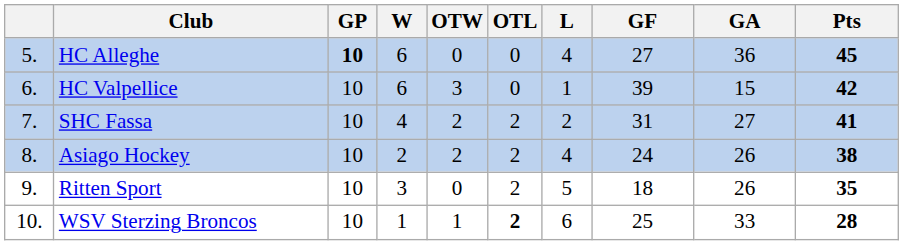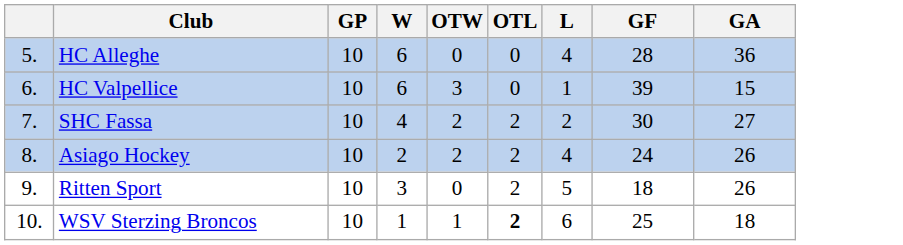- column: (847, 21)
(352, 54) bold -> (352, 54) normal
(643, 54) 27 -> (643, 54) 28
(643, 121) 31 -> (643, 121) 30
(745, 222) 33 -> (745, 222) 18
